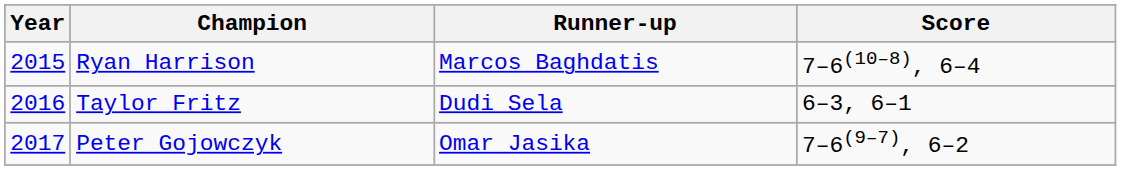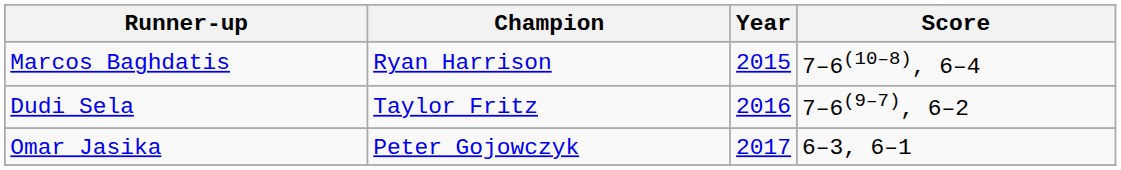columns swapped: (38, 24) <-> (615, 24)
(857, 104) 6–3, 6–1 -> (885, 107) 7–6(9–7), 6–2
(885, 144) 7–6(9–7), 6–2 -> (857, 147) 6–3, 6–1
